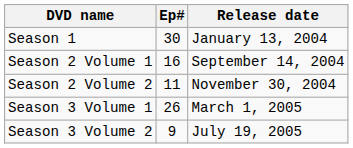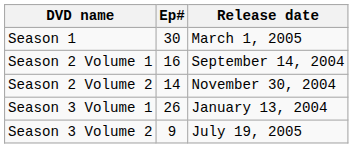(260, 39) January 13, 2004 -> (247, 39) March 1, 2005
(172, 85) 11 -> (172, 85) 14
(247, 108) March 1, 2005 -> (260, 108) January 13, 2004
